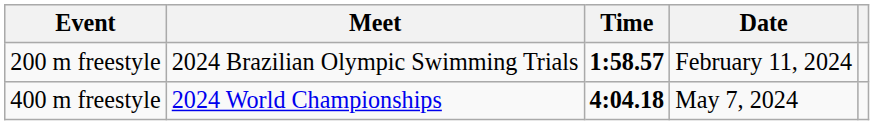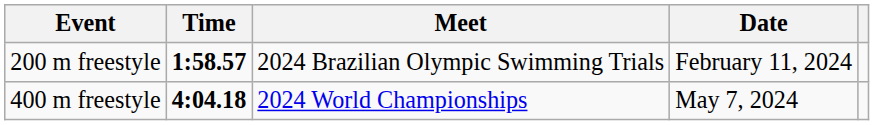columns swapped: (627, 23) <-> (375, 23)
